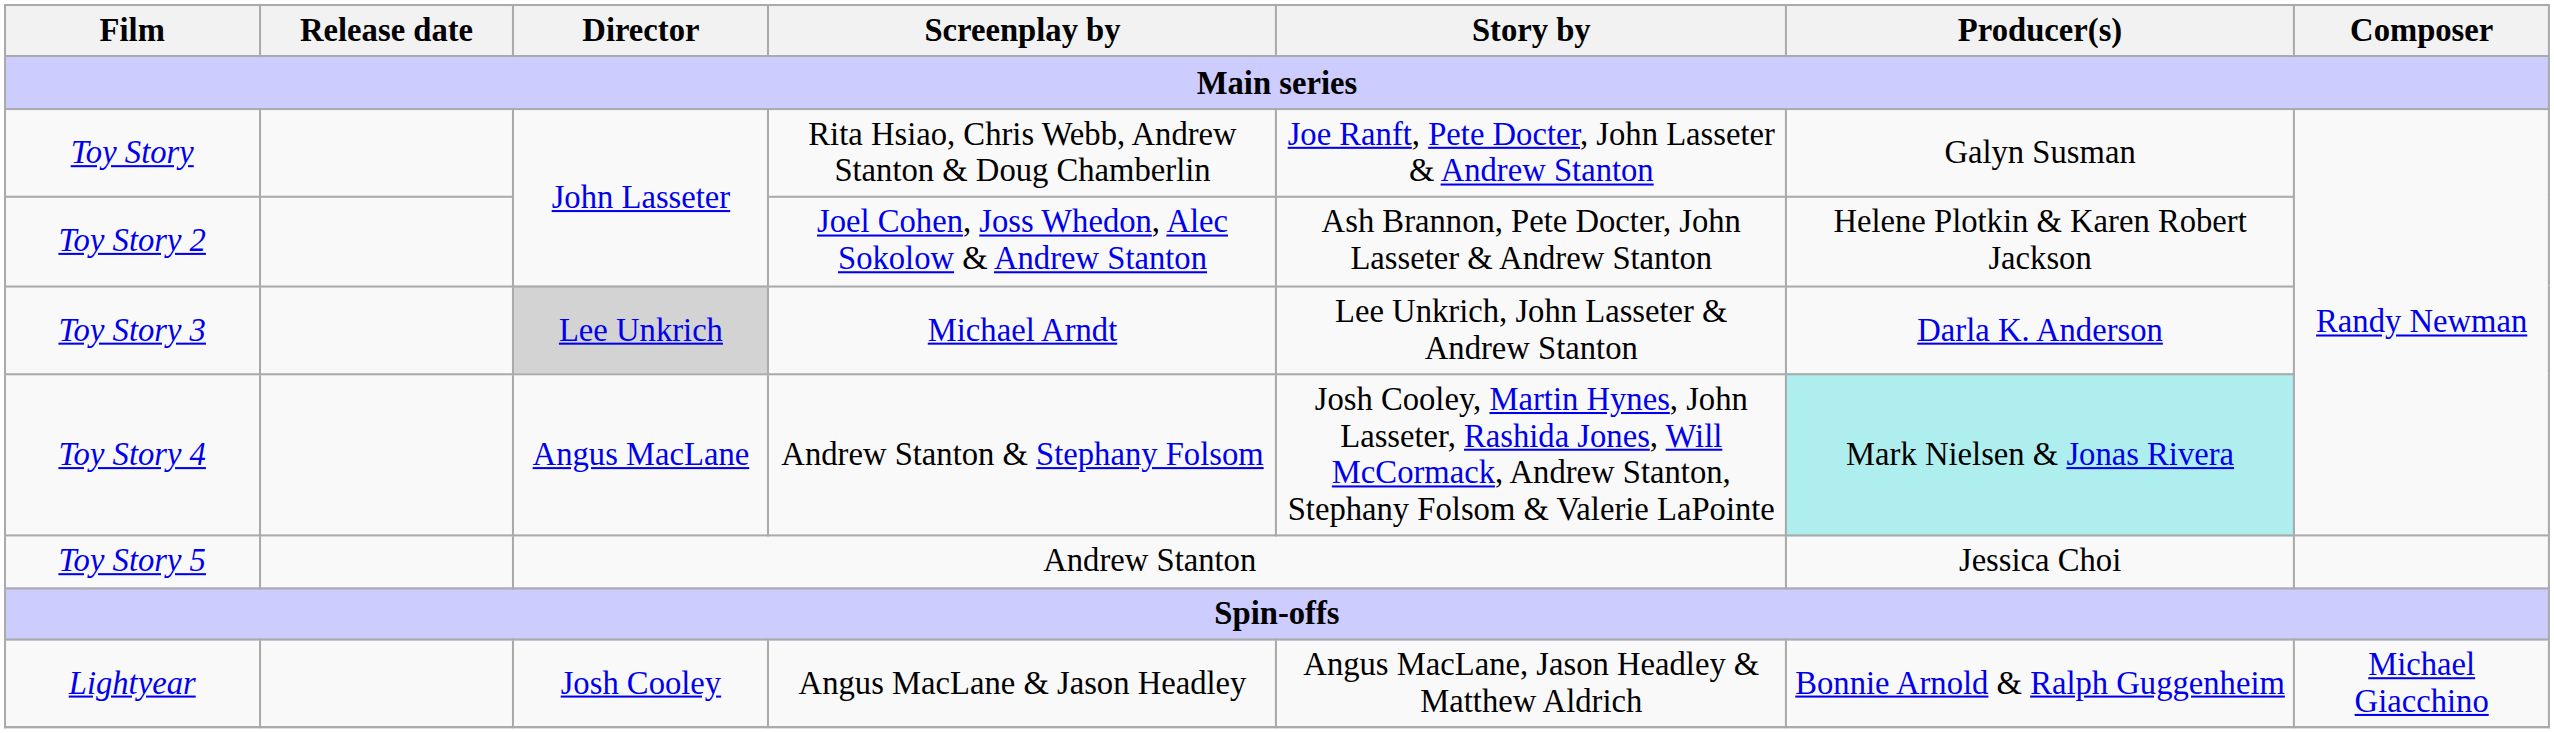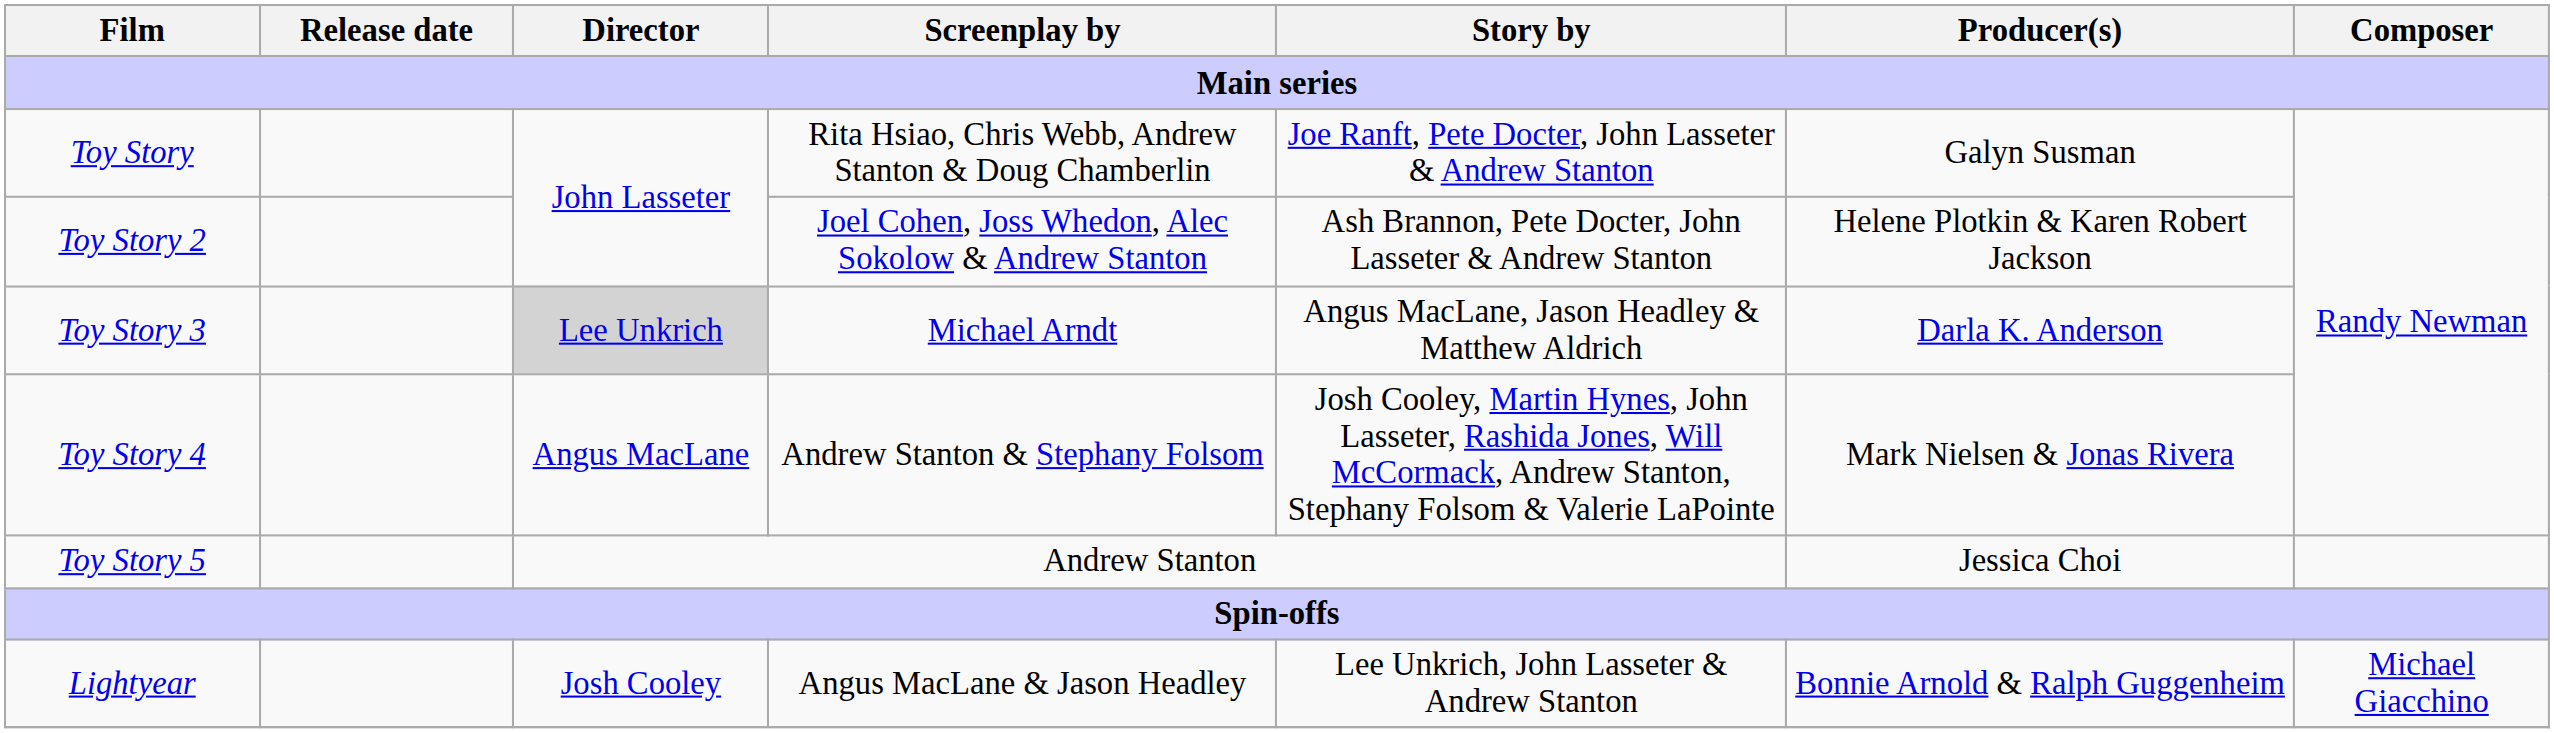(1531, 329) Lee Unkrich, John Lasseter & Andrew Stanton -> (1531, 329) Angus MacLane, Jason Headley & Matthew Aldrich
(2040, 454) paleturquoise background -> (2040, 454) no background
(1531, 683) Angus MacLane, Jason Headley & Matthew Aldrich -> (1531, 683) Lee Unkrich, John Lasseter & Andrew Stanton
